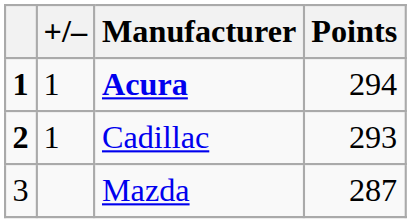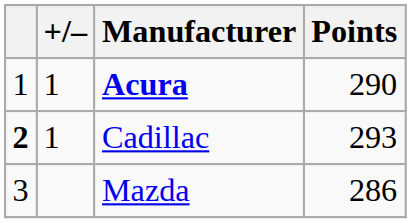(21, 84) bold -> (21, 84) normal
(373, 84) 294 -> (373, 84) 290
(373, 190) 287 -> (373, 190) 286
